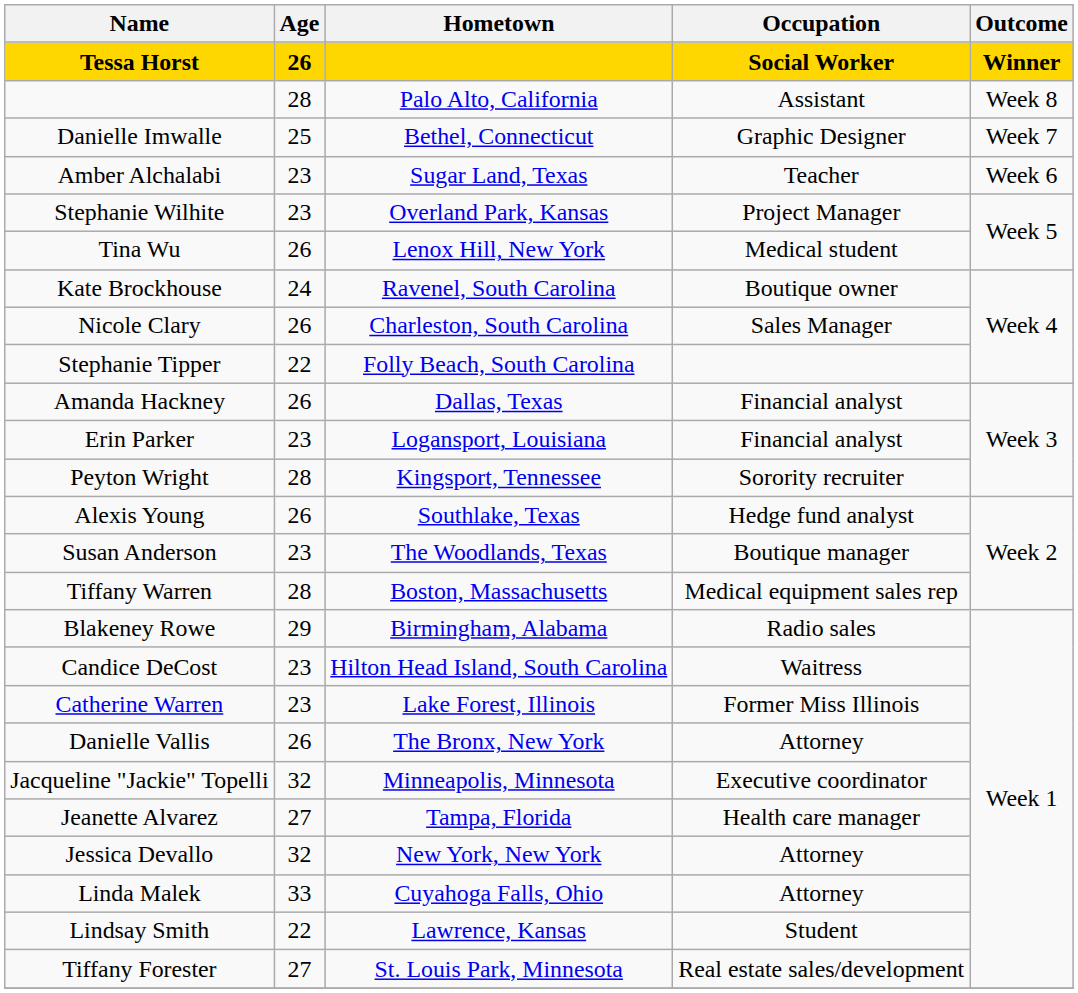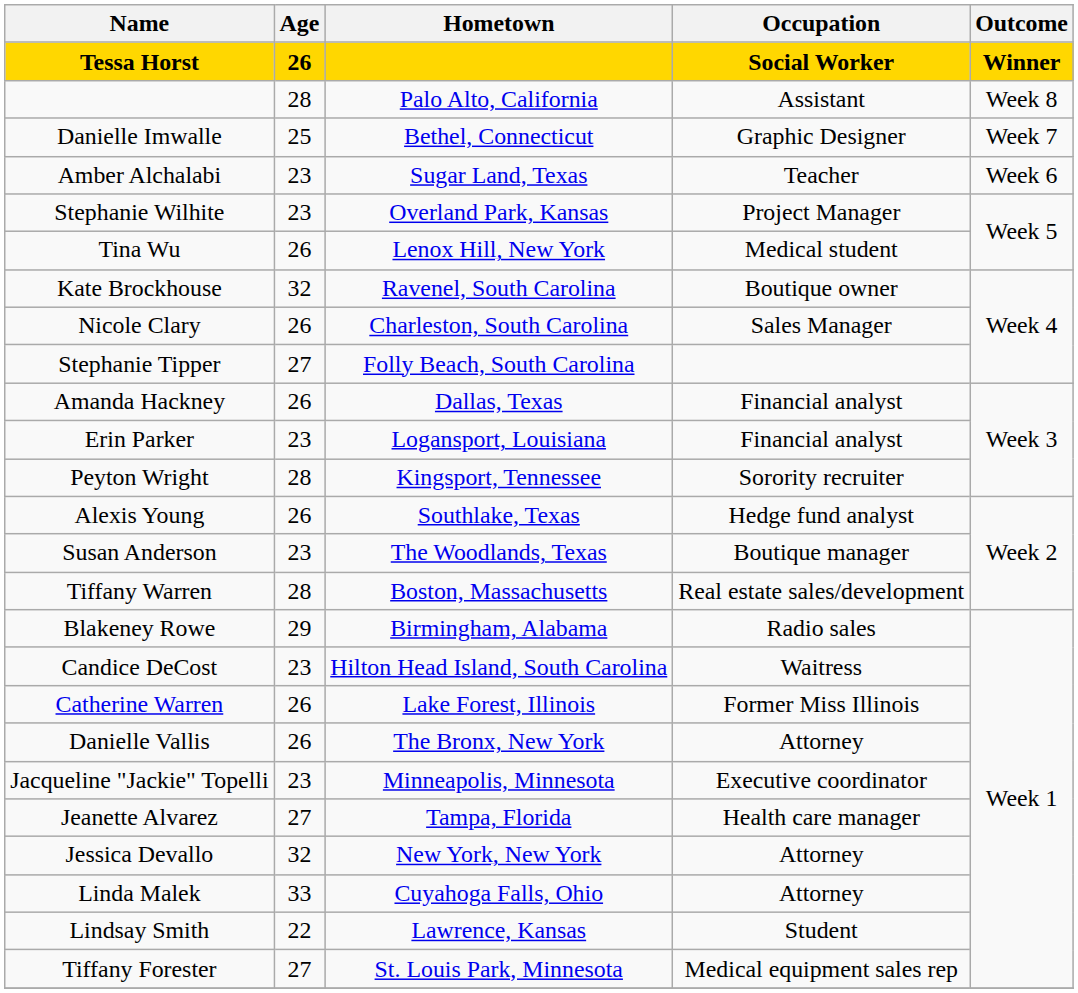(299, 288) 24 -> (299, 288) 32
(299, 363) 22 -> (299, 363) 27
(821, 590) Medical equipment sales rep -> (821, 590) Real estate sales/development
(299, 703) 23 -> (299, 703) 26
(299, 779) 32 -> (299, 779) 23
(821, 968) Real estate sales/development -> (821, 968) Medical equipment sales rep
